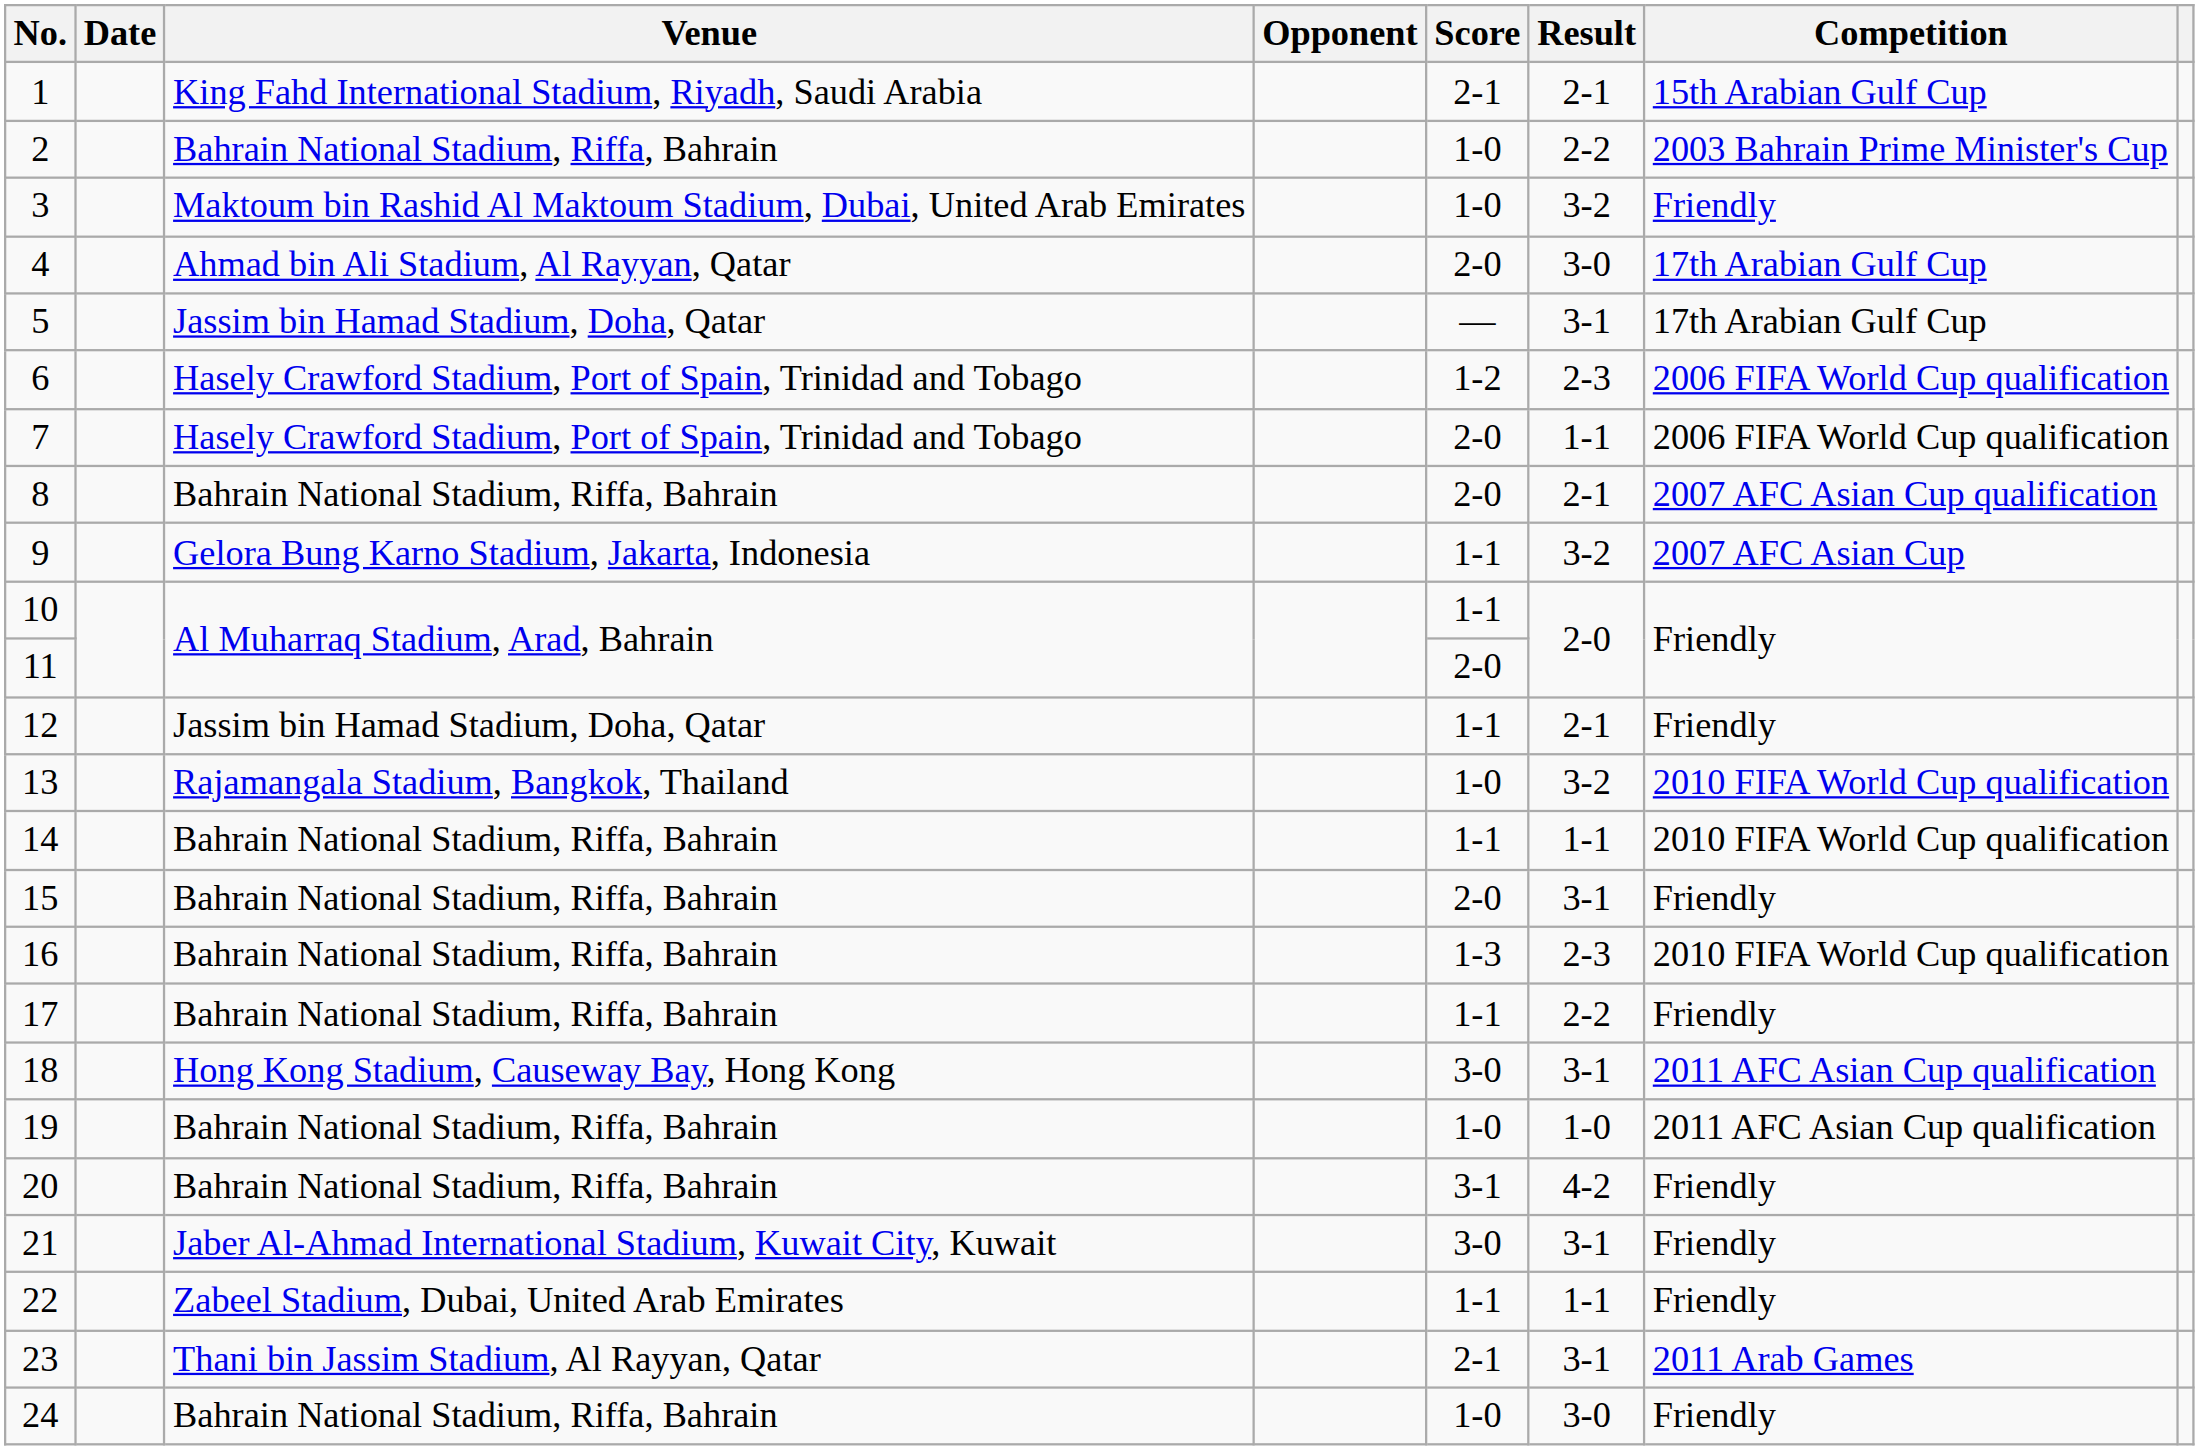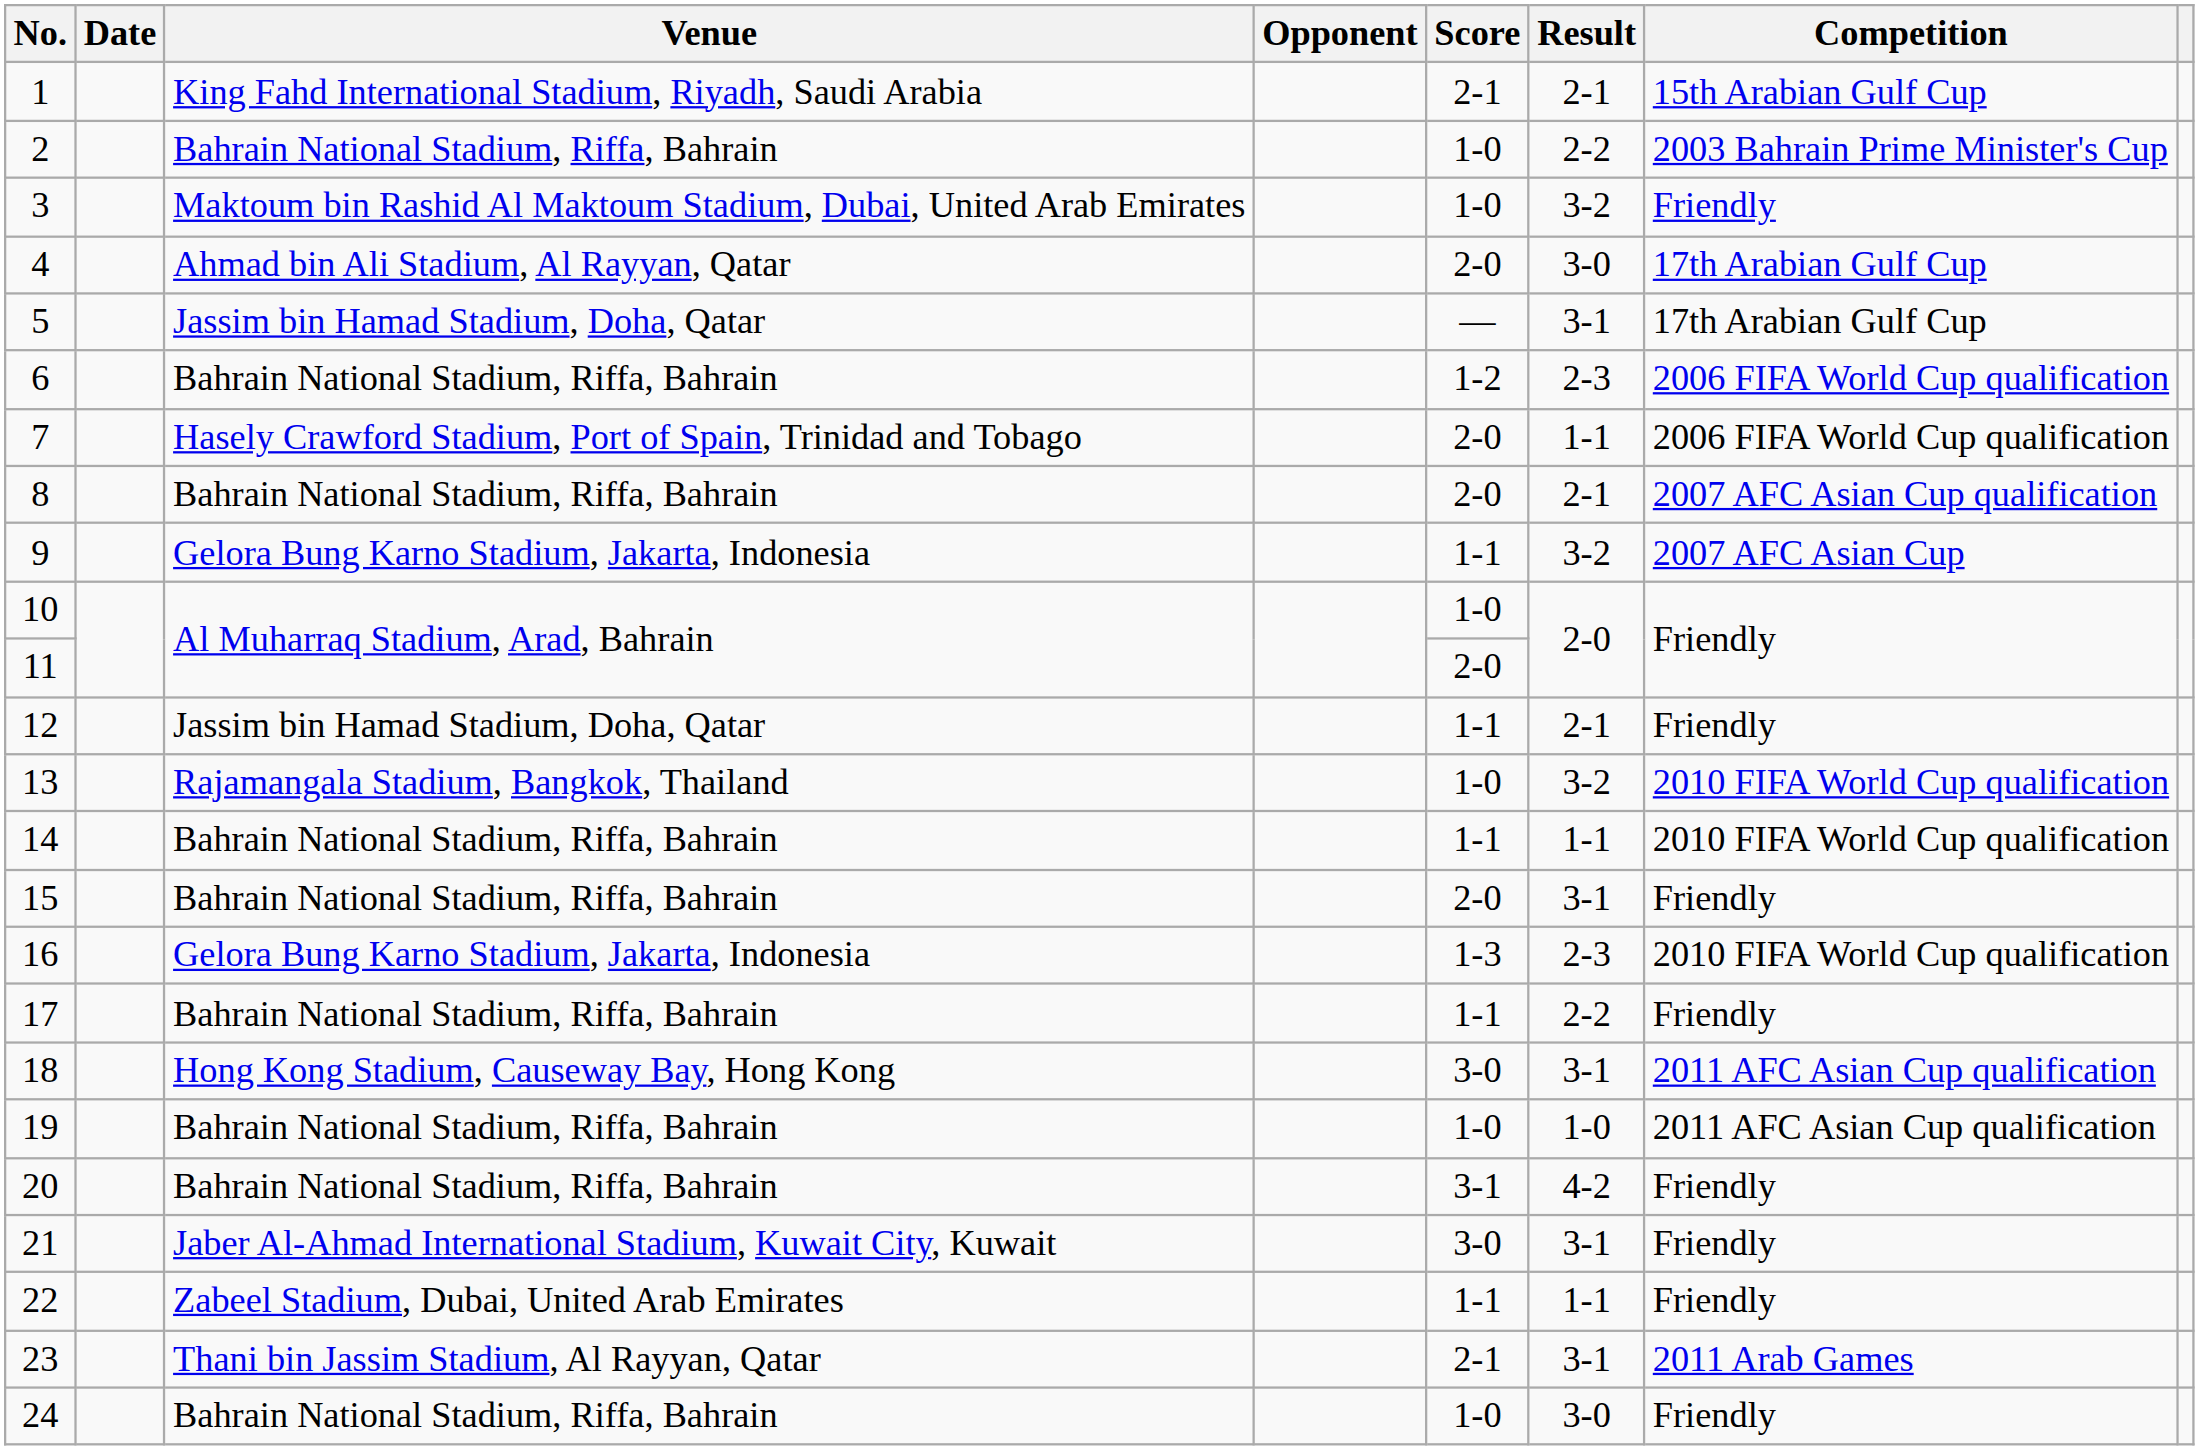(627, 378) Hasely Crawford Stadium, Port of Spain, Trinidad and Tobago -> (475, 378) Bahrain National Stadium, Riffa, Bahrain
(1477, 609) 1-1 -> (1477, 609) 1-0
(475, 954) Bahrain National Stadium, Riffa, Bahrain -> (522, 954) Gelora Bung Karno Stadium, Jakarta, Indonesia
